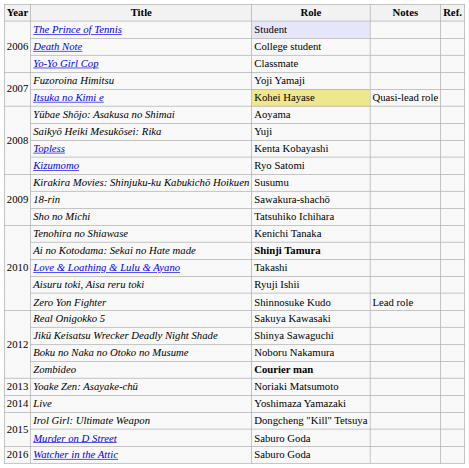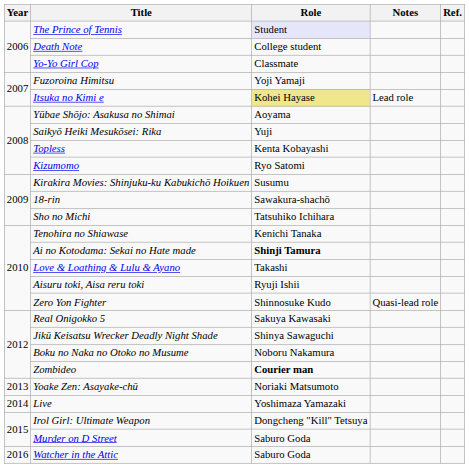(405, 98) Quasi-lead role -> (393, 98) Lead role
(393, 302) Lead role -> (405, 302) Quasi-lead role
